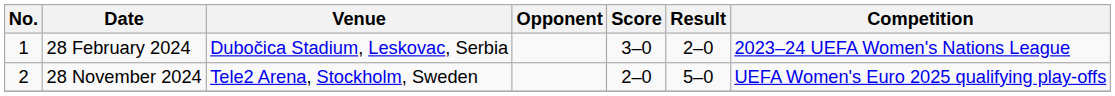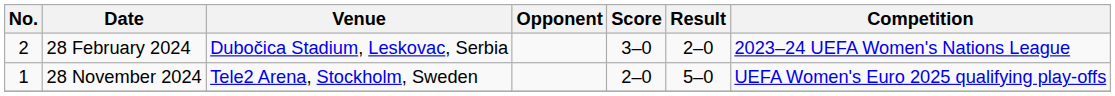(23, 47) 1 -> (23, 47) 2
(23, 76) 2 -> (23, 76) 1
